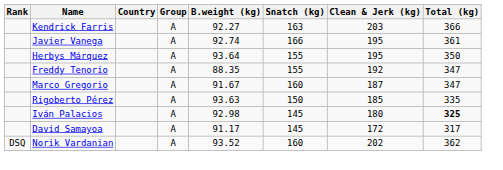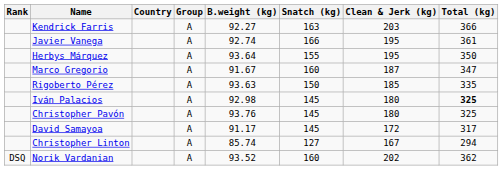- row: (70, 70)
+ row: (78, 114)
+ row: (81, 143)
